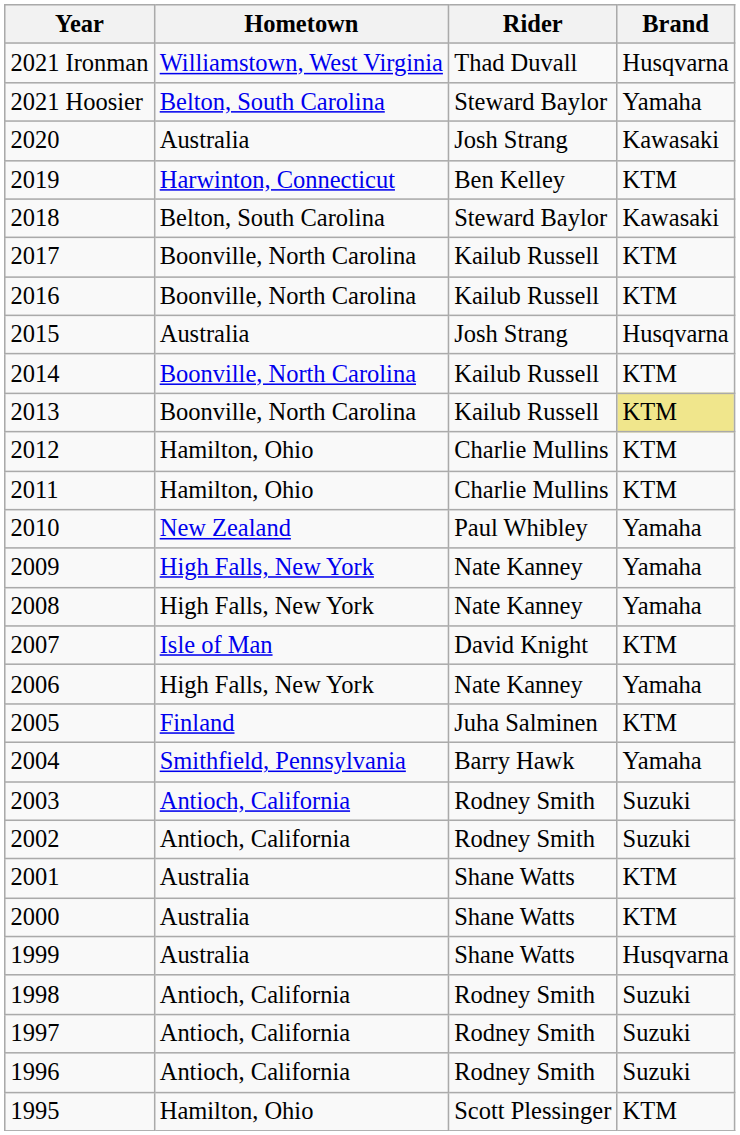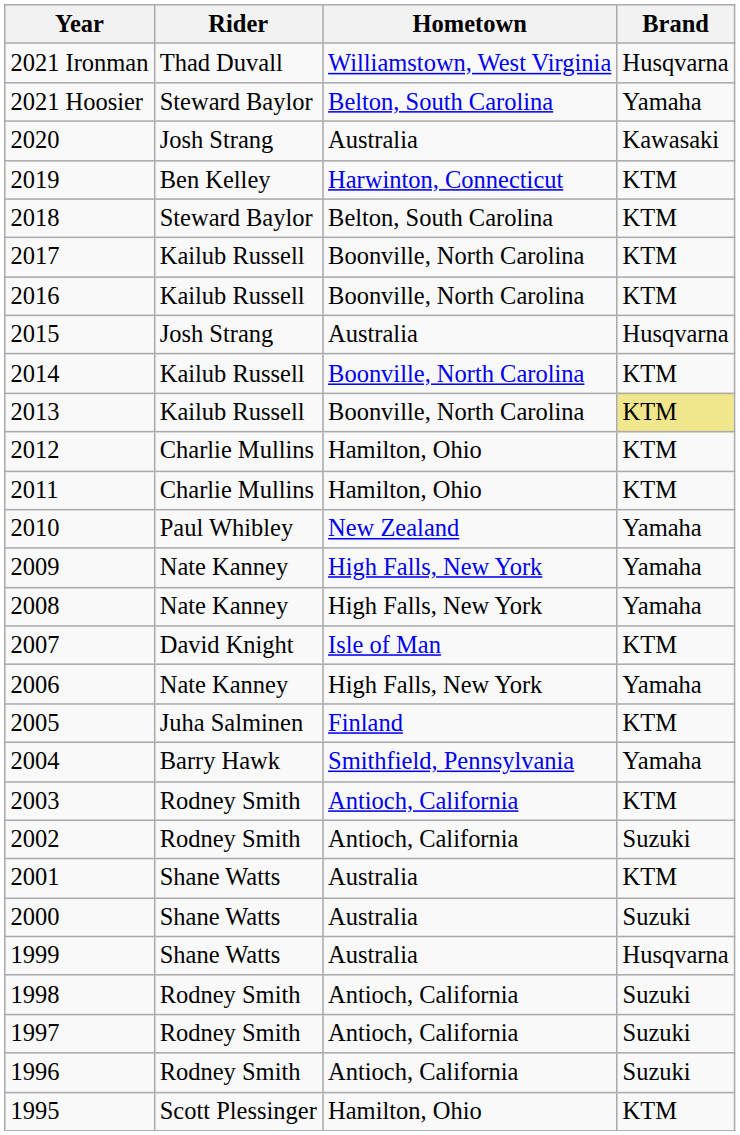columns swapped: (533, 23) <-> (301, 23)
(671, 218) Kawasaki -> (650, 218) KTM
(657, 800) Suzuki -> (650, 800) KTM
(650, 916) KTM -> (657, 916) Suzuki
